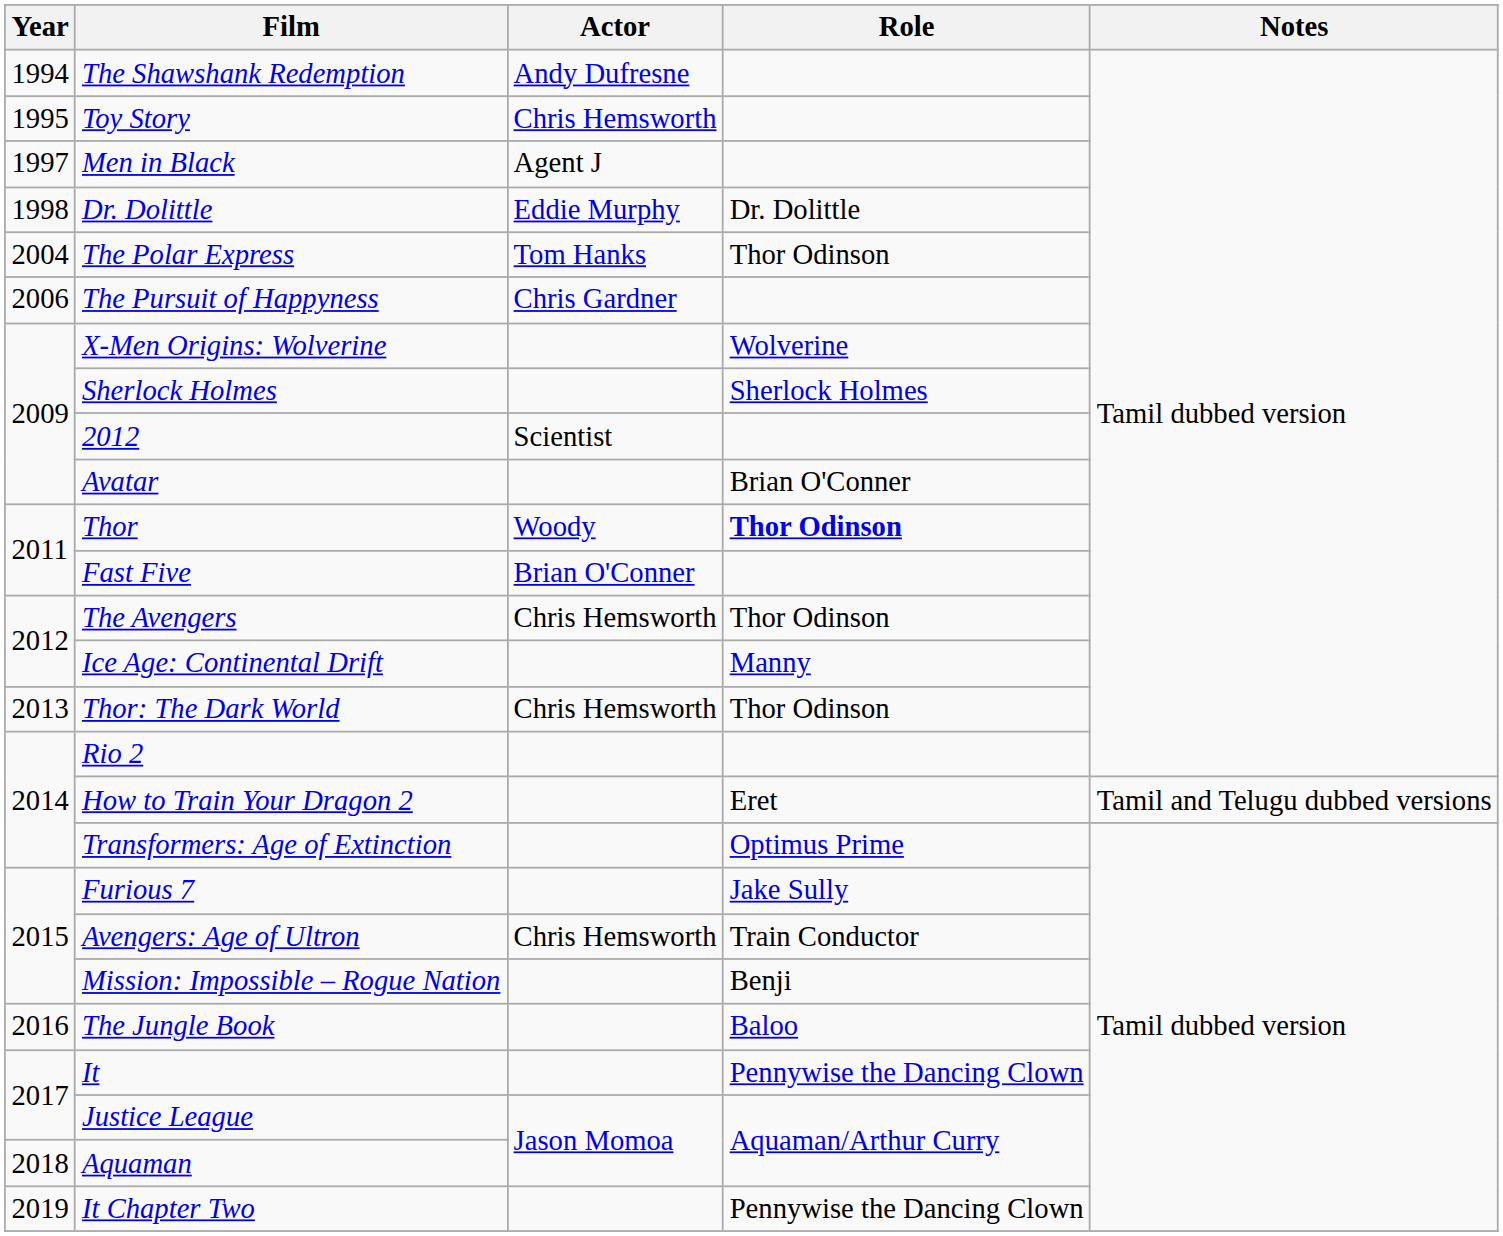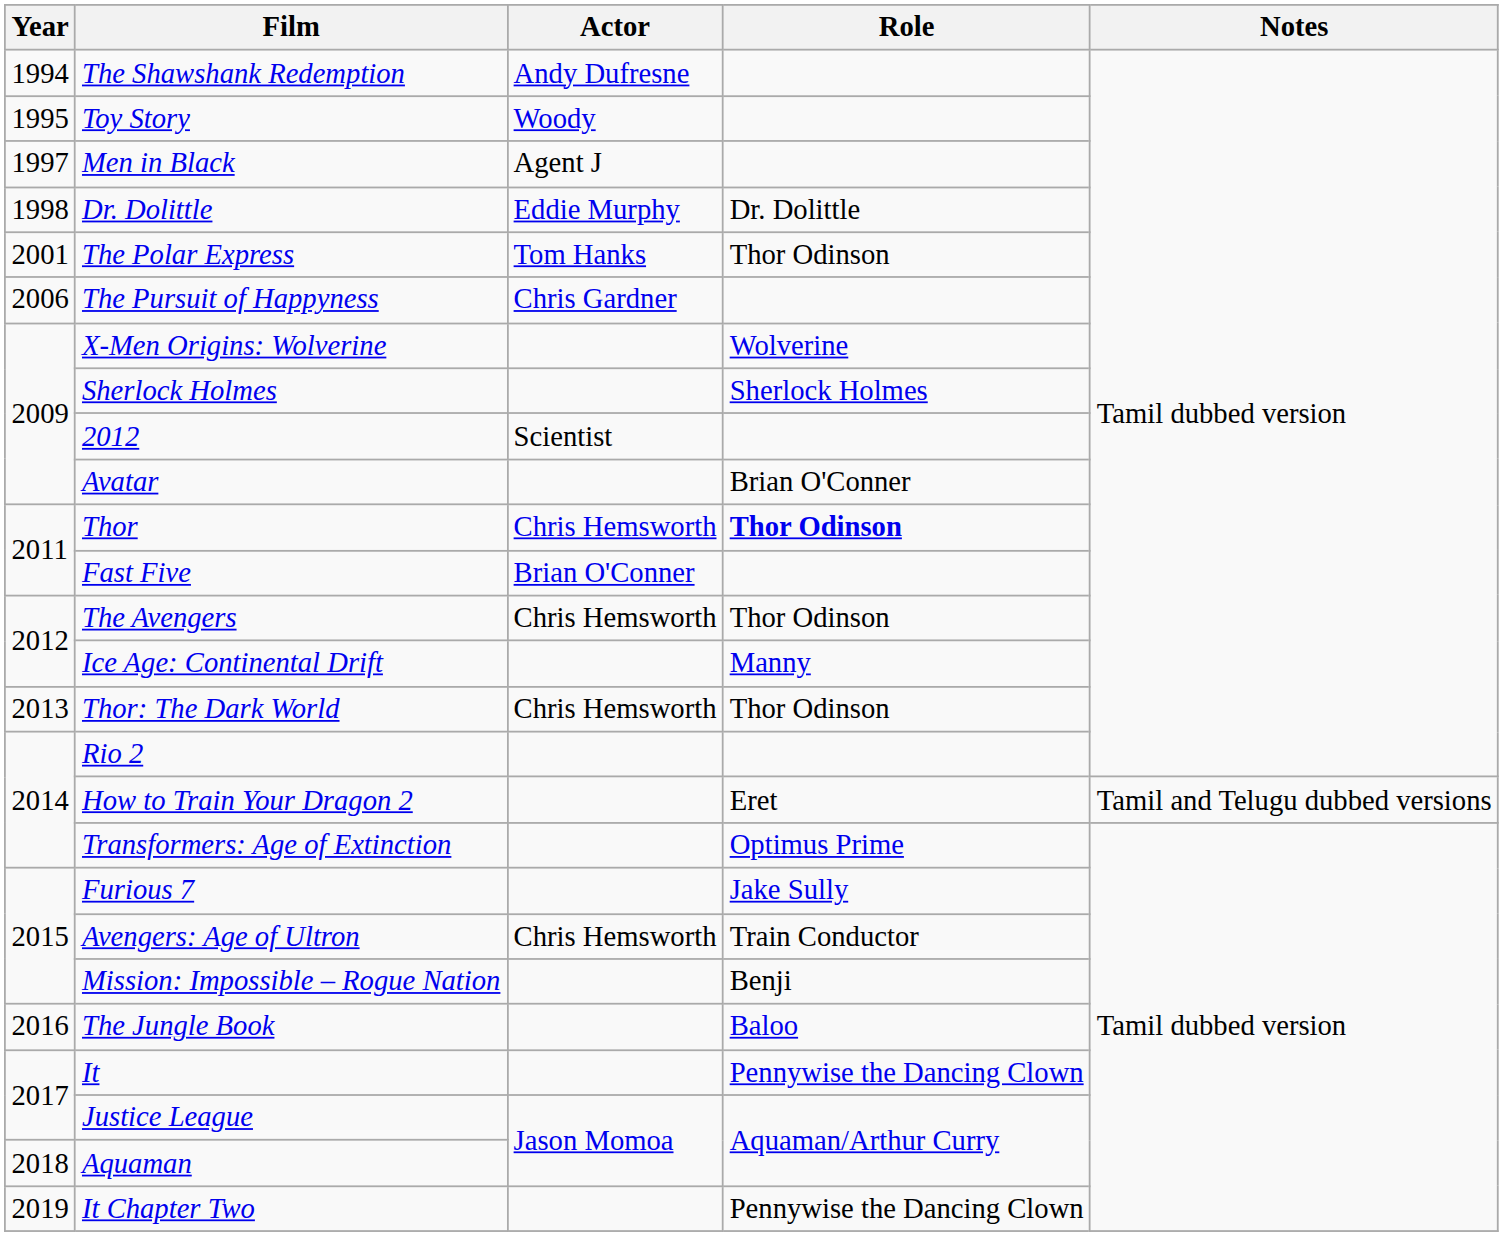(615, 118) Chris Hemsworth -> (555, 118) Woody
(40, 254) 2004 -> (40, 254) 2001
(555, 526) Woody -> (615, 526) Chris Hemsworth
